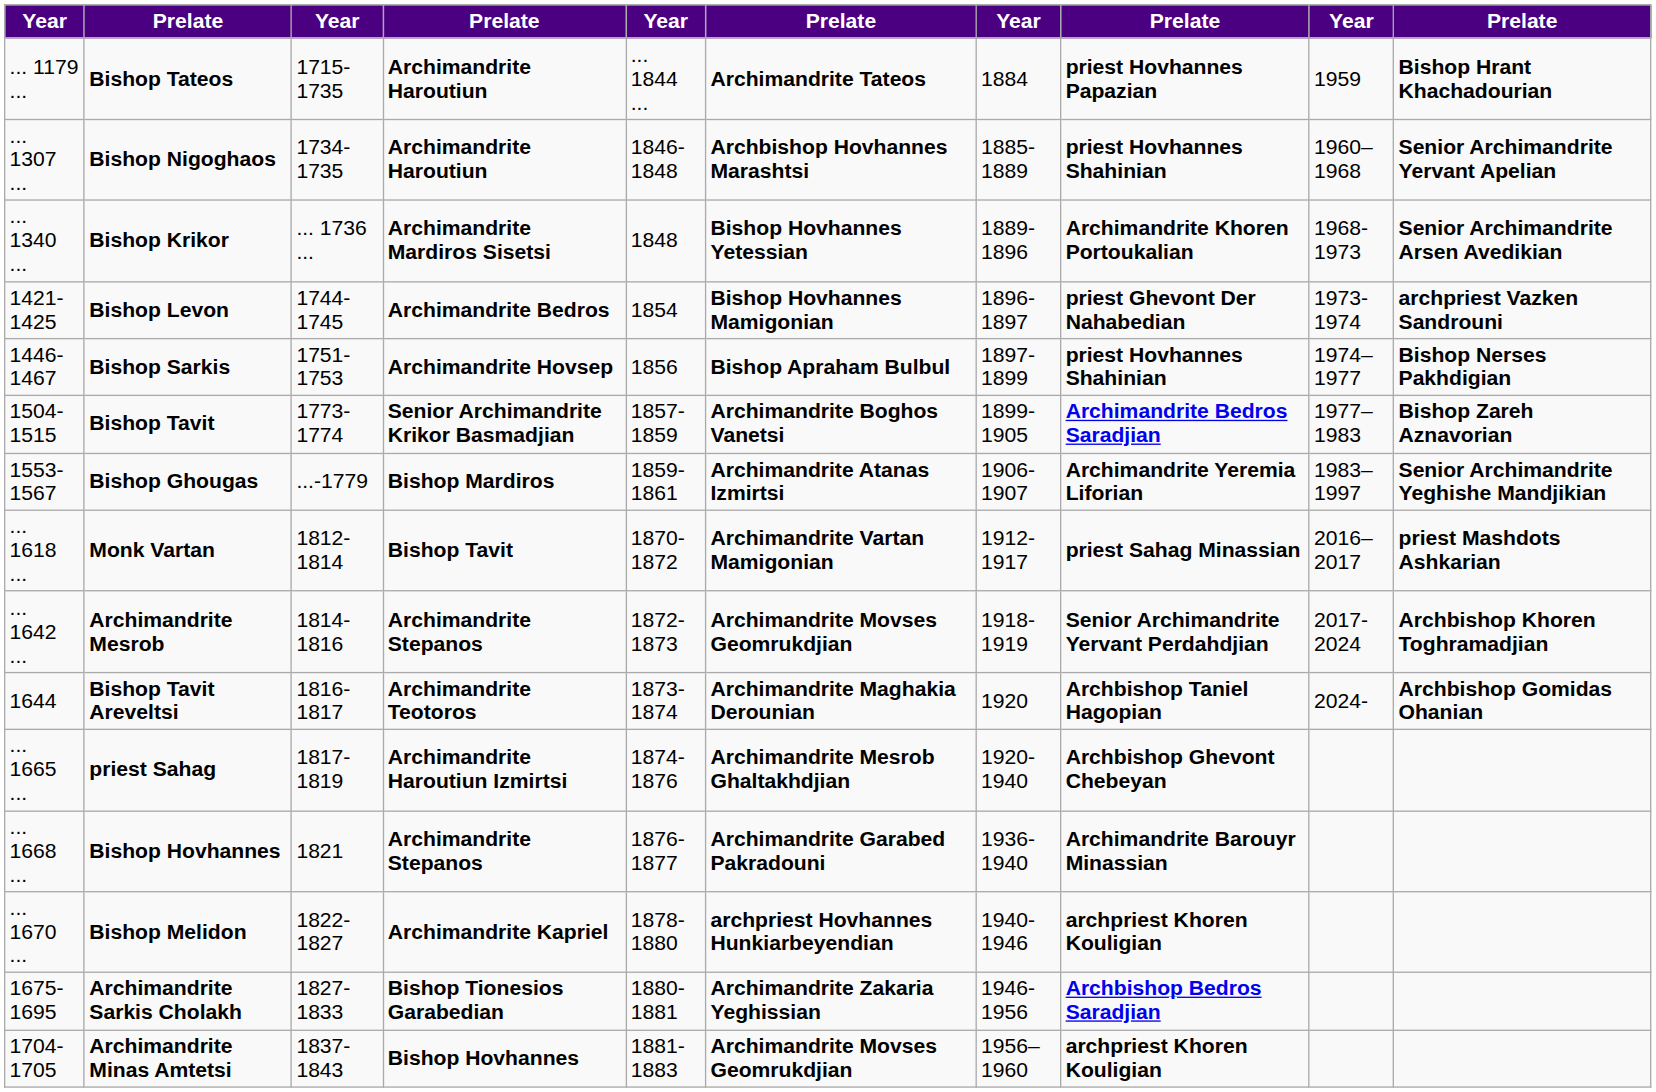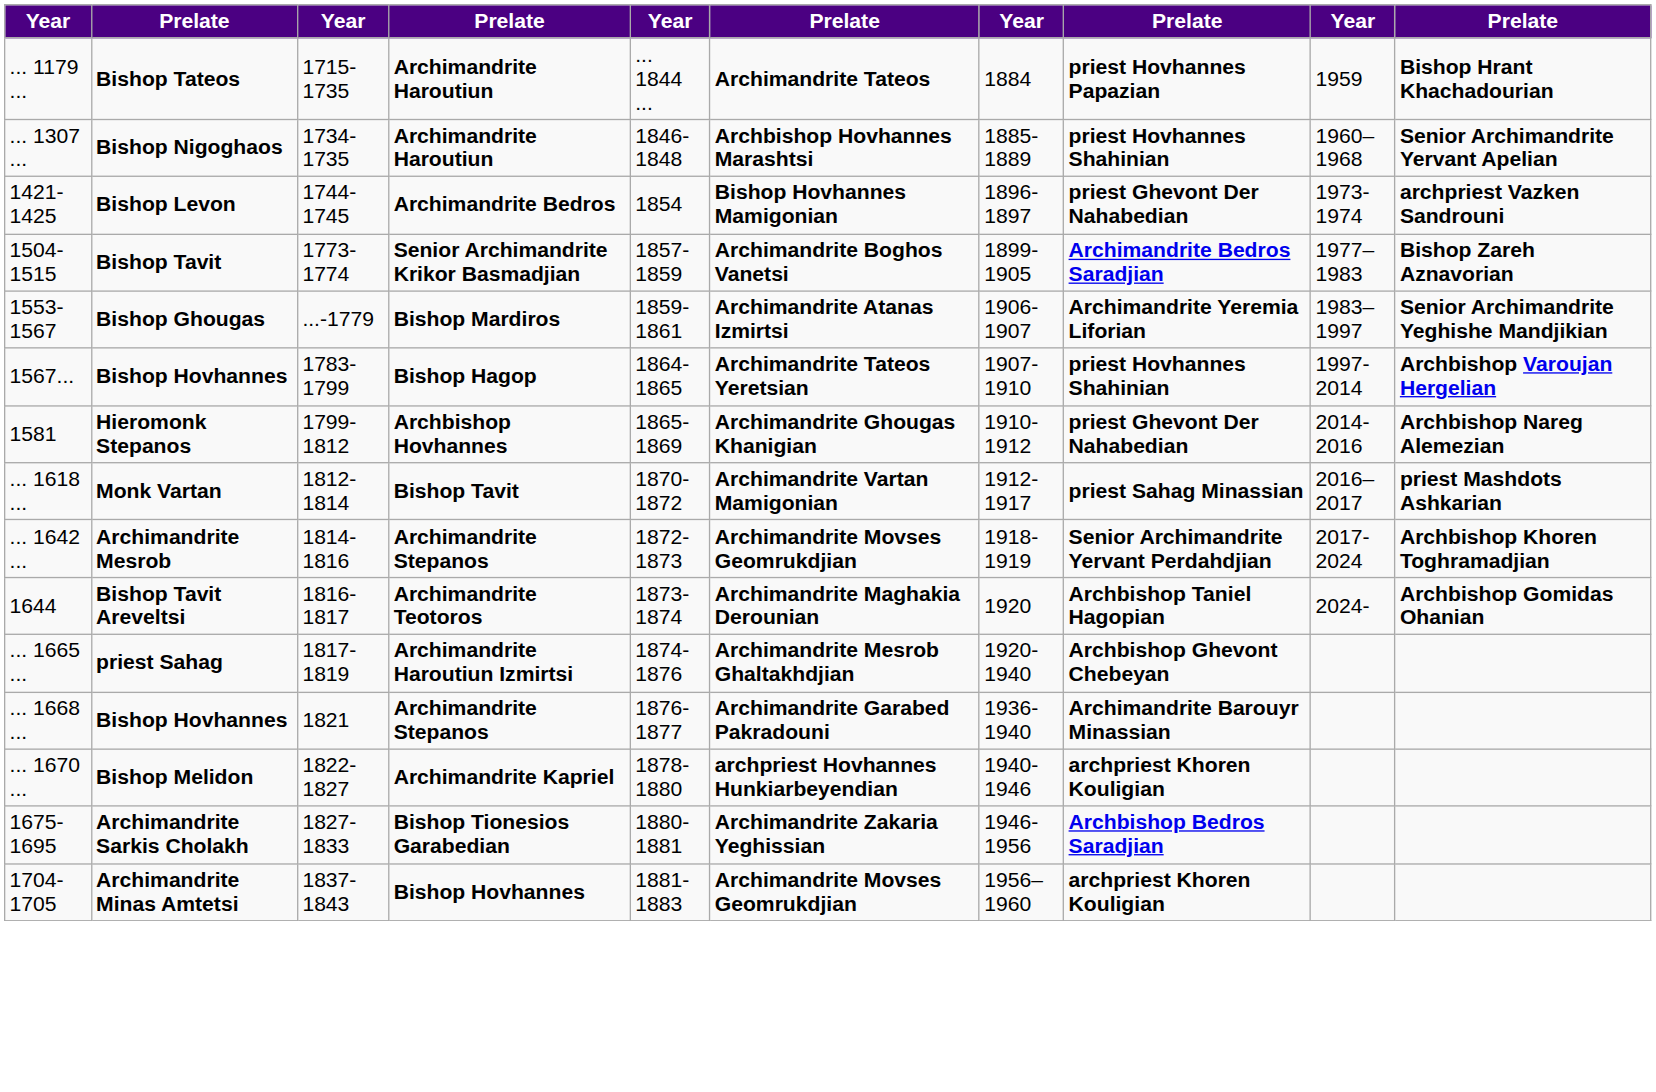- row: (33, 240)
- row: (37, 366)
+ row: (42, 376)
+ row: (33, 433)
